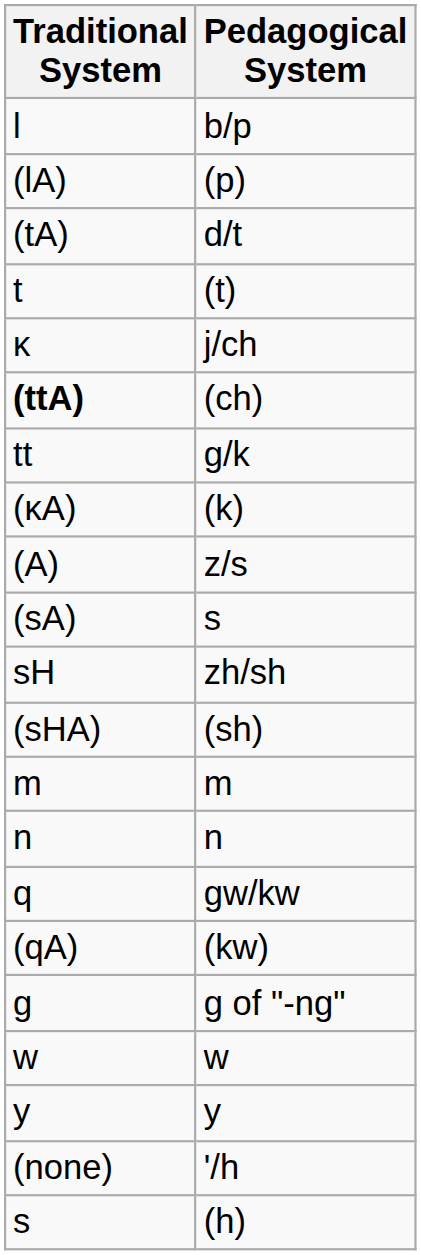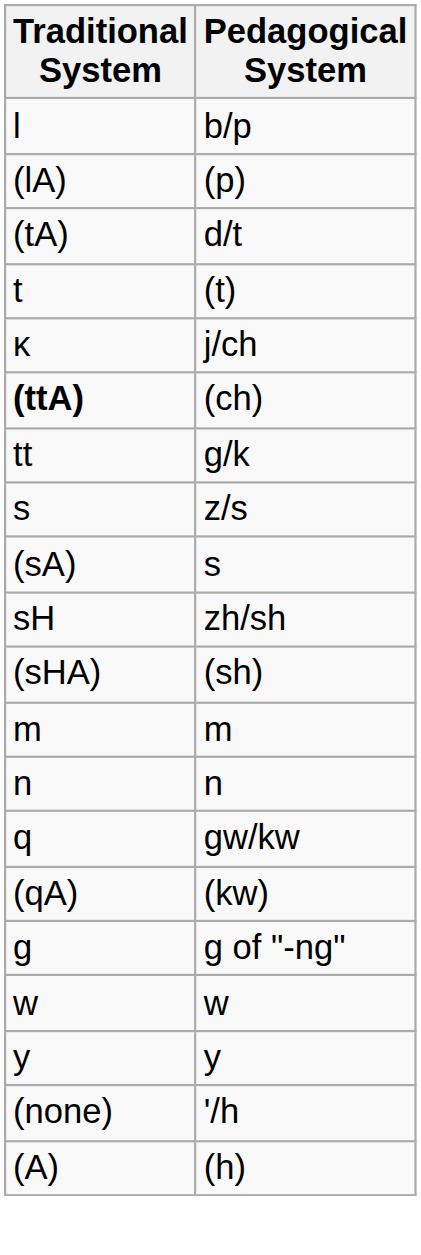- row: (224, 509)
(36, 564) (A) -> (22, 509) s
(22, 1221) s -> (36, 1166) (A)
